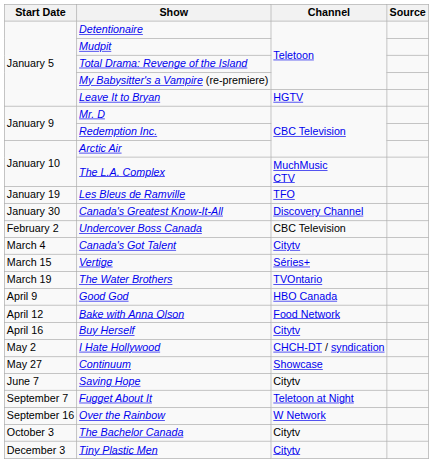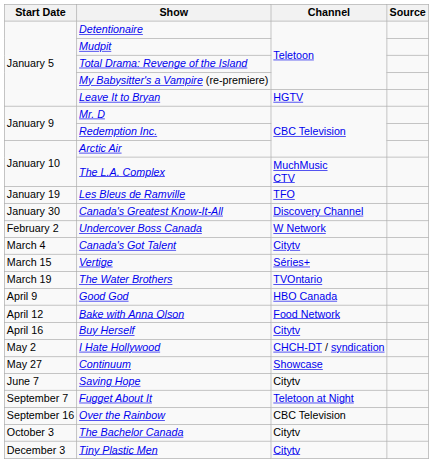(310, 229) CBC Television -> (300, 229) W Network
(300, 416) W Network -> (310, 416) CBC Television
